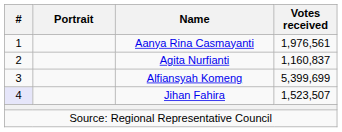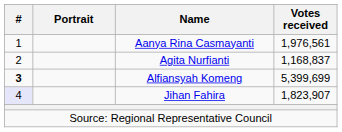(306, 61) 1,160,837 -> (306, 61) 1,168,837
(19, 78) normal -> (19, 78) bold
(306, 96) 1,523,507 -> (306, 96) 1,823,907
